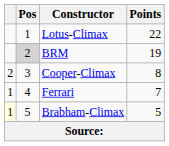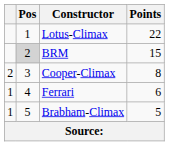(155, 53) 19 -> (155, 53) 15
(158, 92) 7 -> (158, 92) 6
(10, 112) lightyellow background -> (10, 112) no background
